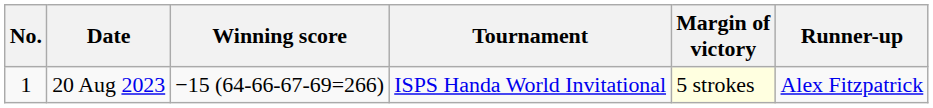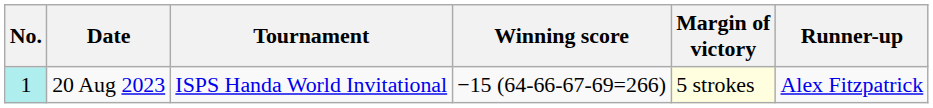columns swapped: (530, 35) <-> (280, 35)
(26, 84) no background -> (26, 84) paleturquoise background
